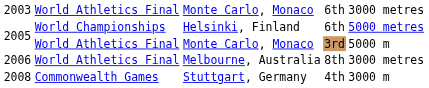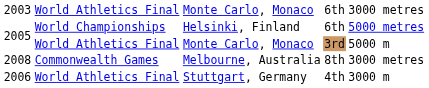(17, 60) 2006 -> (17, 60) 2008
(107, 60) World Athletics Final -> (97, 60) Commonwealth Games
(17, 77) 2008 -> (17, 77) 2006
(97, 77) Commonwealth Games -> (107, 77) World Athletics Final
